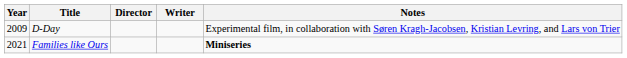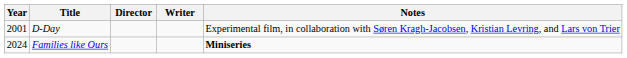(17, 28) 2009 -> (17, 28) 2001
(17, 45) 2021 -> (17, 45) 2024
